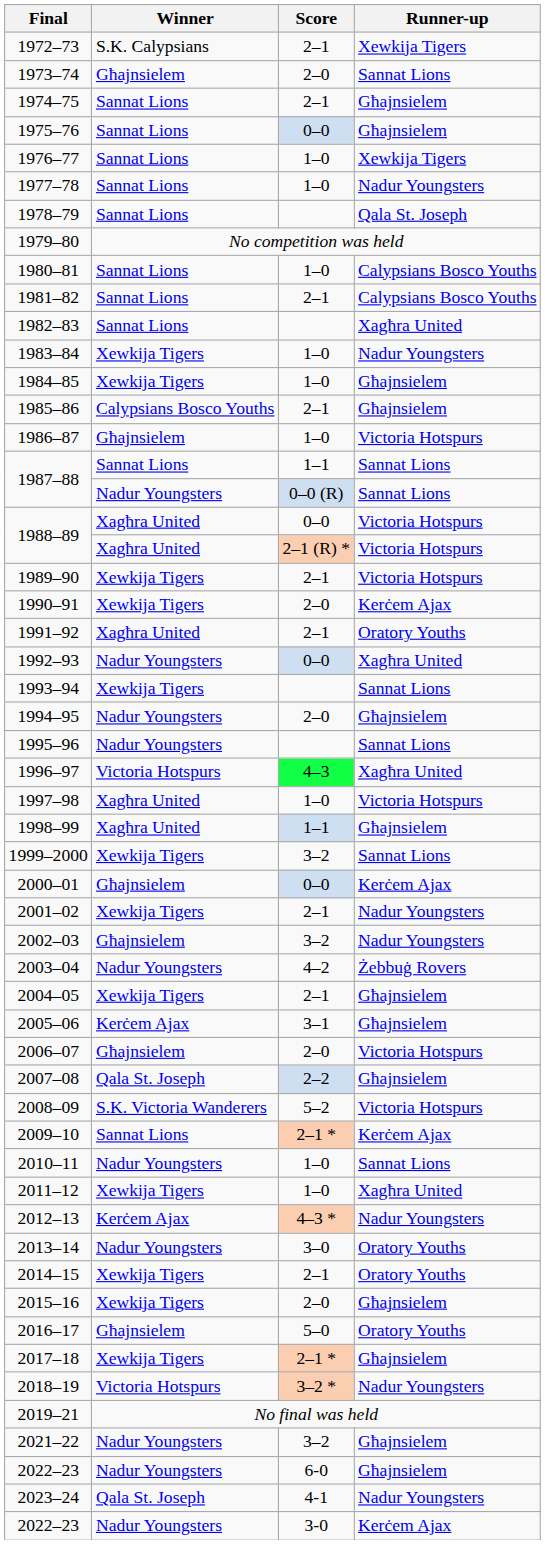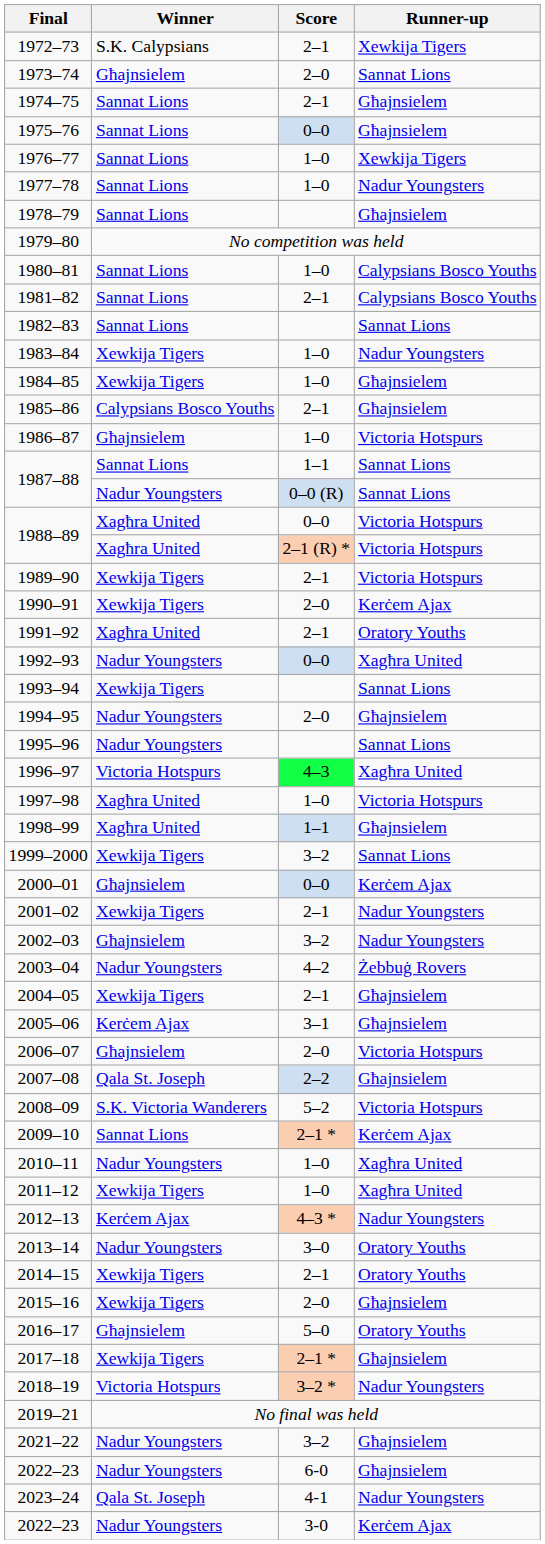(413, 213) Qala St. Joseph -> (403, 213) Għajnsielem
(410, 325) Xagħra United -> (404, 325) Sannat Lions
(404, 1162) Sannat Lions -> (410, 1162) Xagħra United
